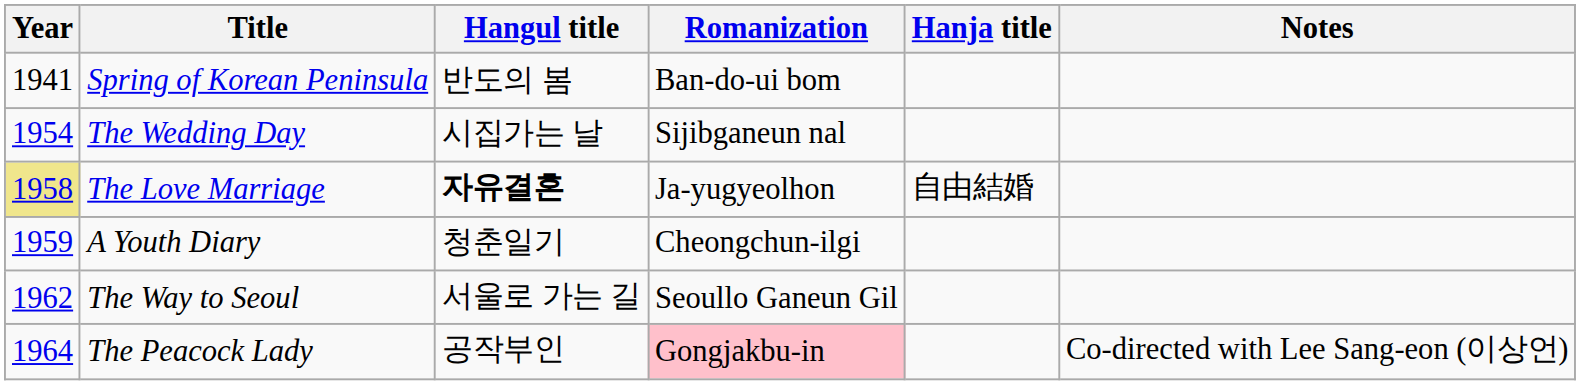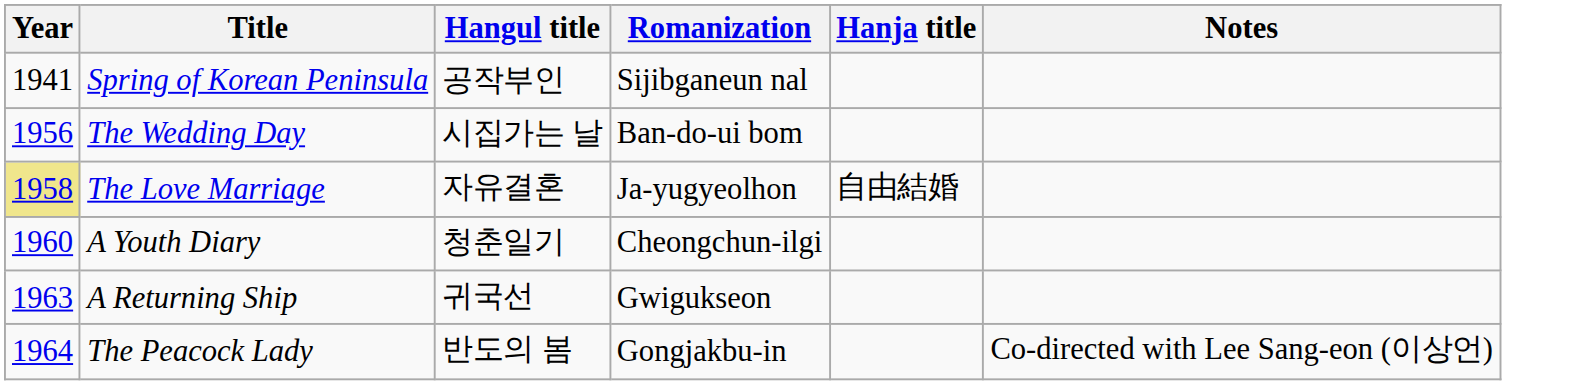(507, 79) 반도의 봄 -> (503, 79) 공작부인
(748, 80) Ban-do-ui bom -> (712, 80) Sijibganeun nal
(43, 134) 1954 -> (43, 134) 1956
(750, 134) Sijibganeun nal -> (710, 134) Ban-do-ui bom
(503, 187) bold -> (503, 187) normal
(43, 242) 1959 -> (43, 242) 1960
- row: (193, 296)
+ row: (192, 296)
(503, 350) 공작부인 -> (507, 350) 반도의 봄
(740, 351) pink background -> (702, 351) no background
